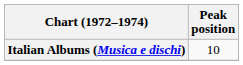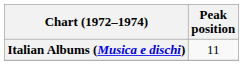(213, 49) 10 -> (213, 49) 11
